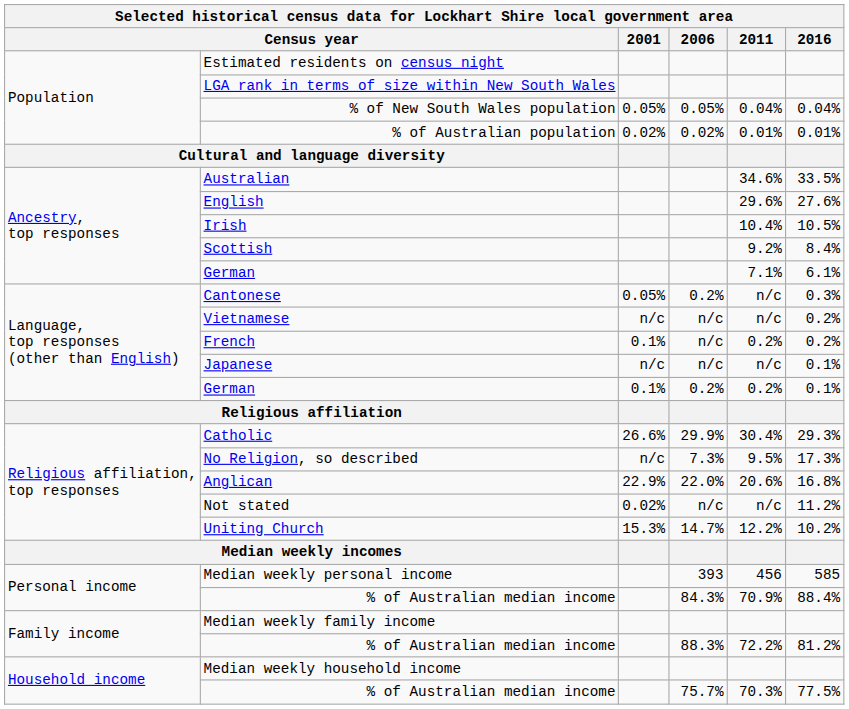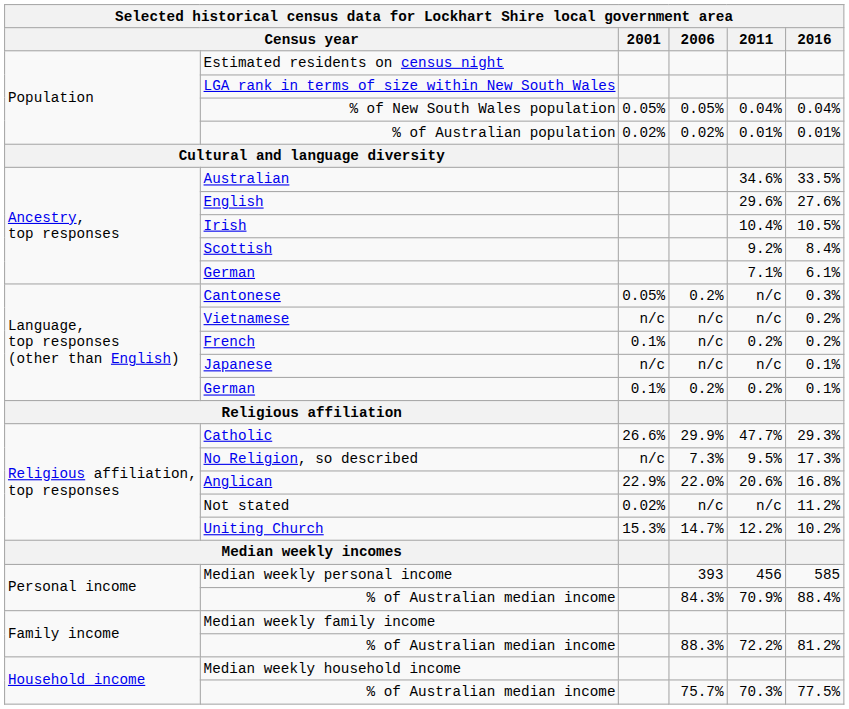(756, 436) 30.4% -> (756, 436) 47.7%
